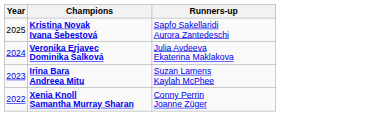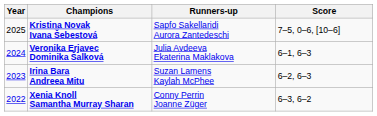+ column: (324, 12)
